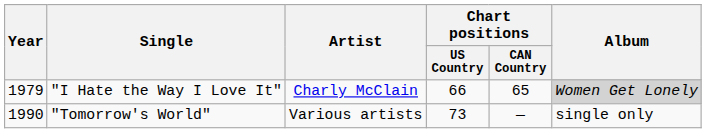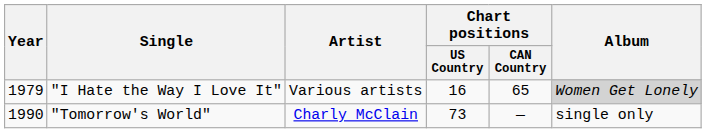(356, 91) Charly McClain -> (356, 91) Various artists
(457, 91) 66 -> (457, 91) 16
(356, 115) Various artists -> (356, 115) Charly McClain
